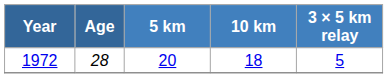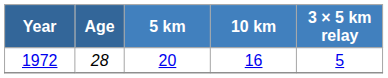(254, 60) 18 -> (254, 60) 16
